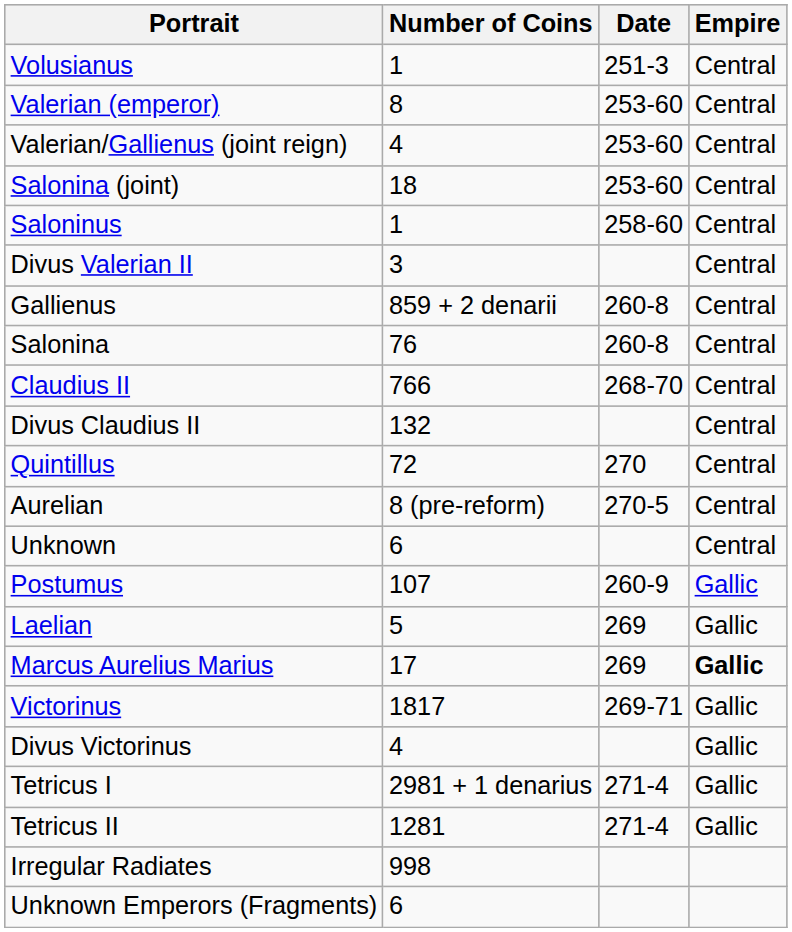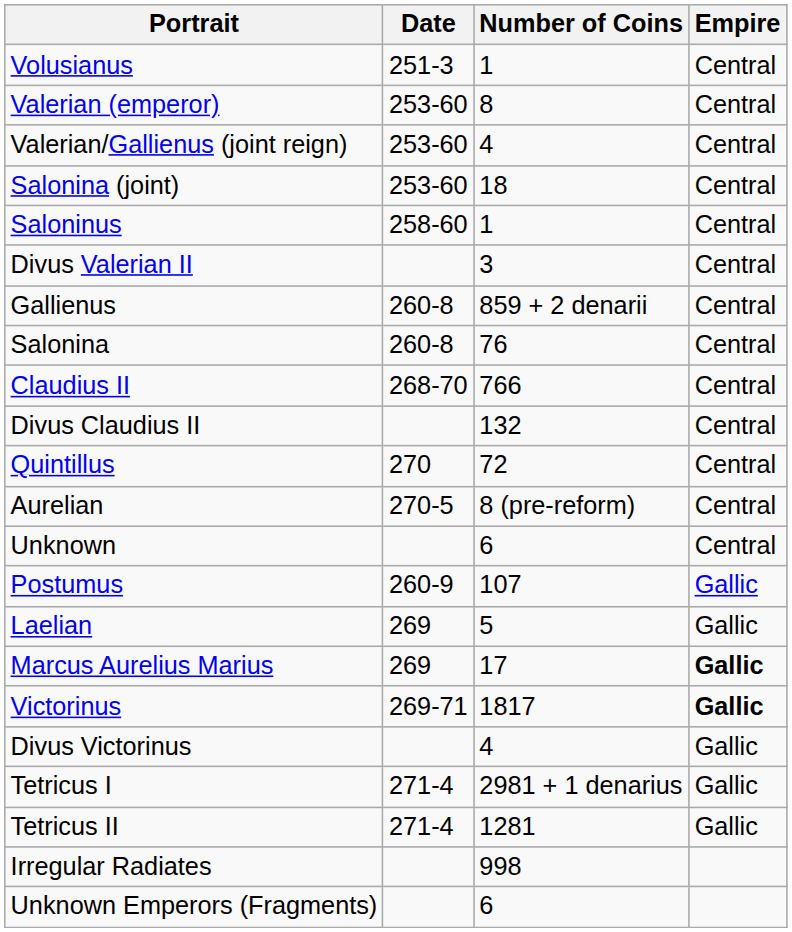columns swapped: (644, 24) <-> (491, 24)
(726, 706) normal -> (729, 706) bold
